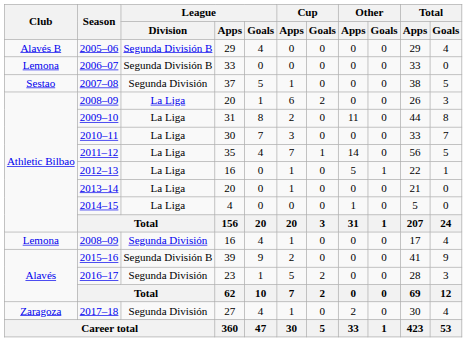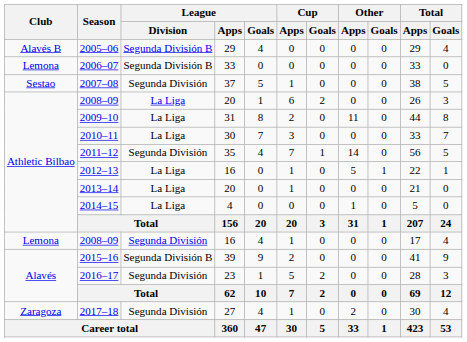(168, 153) La Liga -> (168, 153) Segunda División
